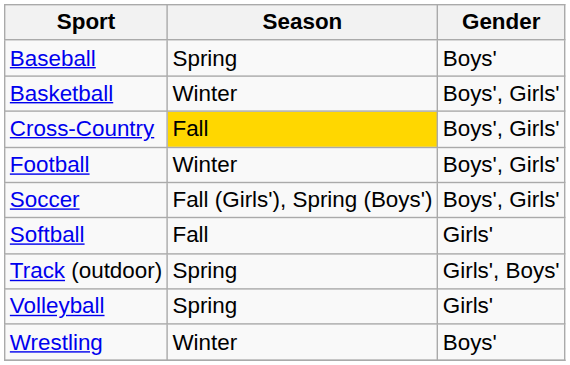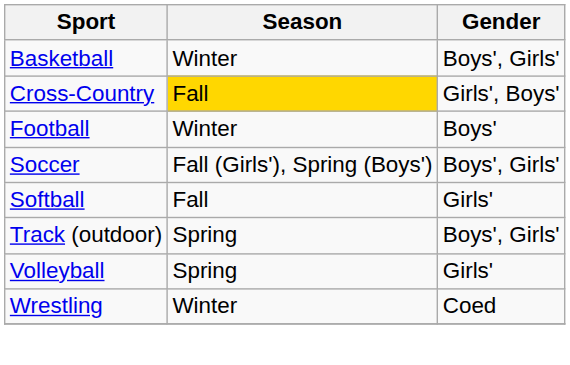- row: (53, 57)
(501, 128) Boys', Girls' -> (501, 93) Girls', Boys'
(501, 164) Boys', Girls' -> (470, 128) Boys'
(501, 270) Girls', Boys' -> (501, 235) Boys', Girls'
(470, 341) Boys' -> (470, 306) Coed
